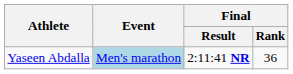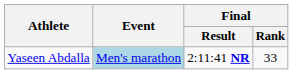(270, 58) 36 -> (270, 58) 33
